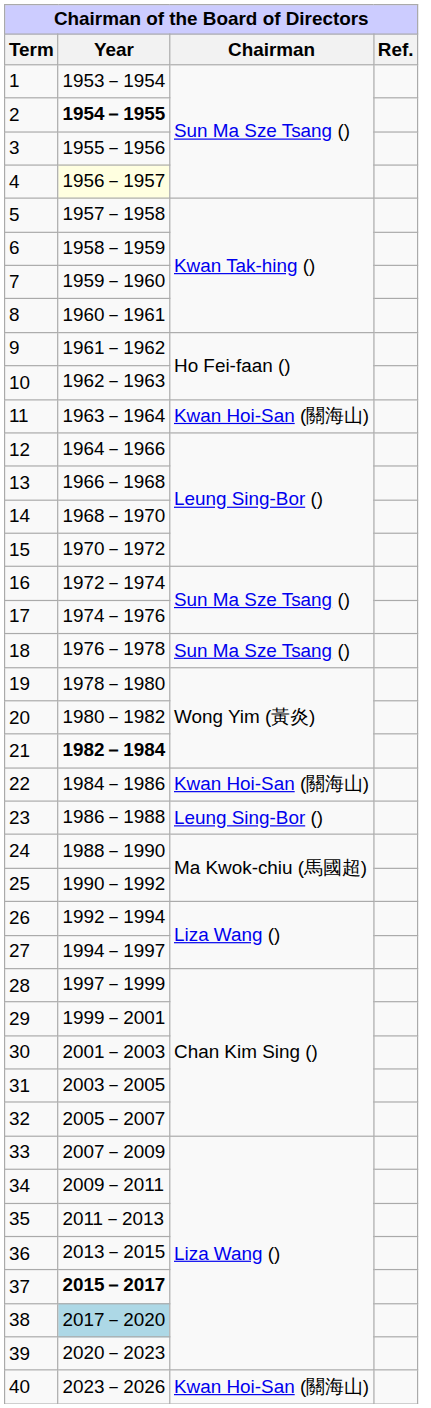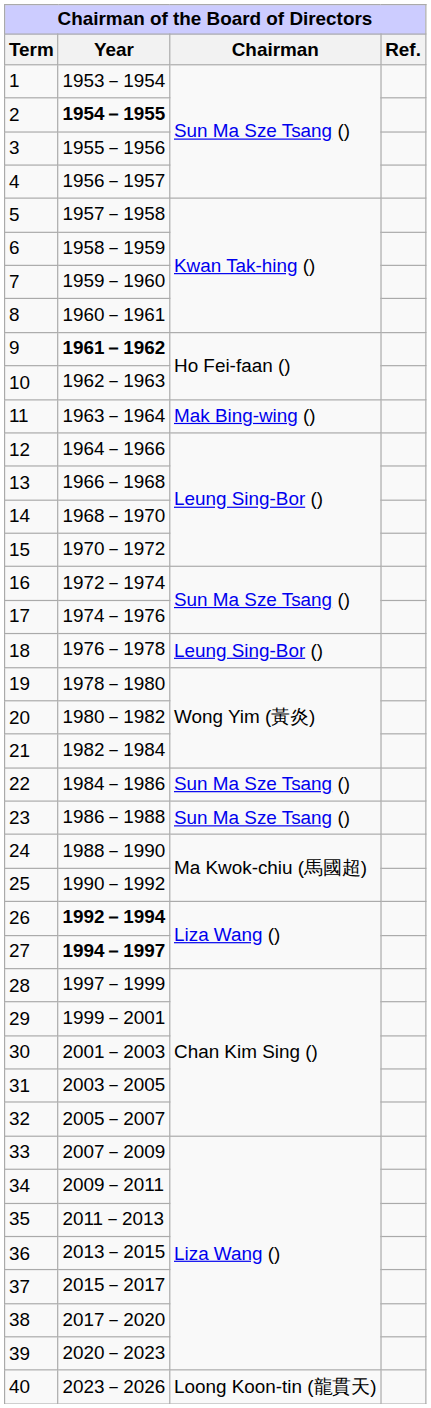(114, 180) lightyellow background -> (114, 180) no background
(114, 348) normal -> (114, 348) bold
(272, 415) Kwan Hoi-San (關海山) -> (245, 415) Mak Bing-wing ()
(262, 650) Sun Ma Sze Tsang () -> (249, 650) Leung Sing-Bor ()
(114, 750) bold -> (114, 750) normal
(272, 783) Kwan Hoi-San (關海山) -> (262, 784) Sun Ma Sze Tsang ()
(249, 817) Leung Sing-Bor () -> (262, 817) Sun Ma Sze Tsang ()
(114, 917) normal -> (114, 917) bold
(114, 951) normal -> (114, 951) bold
(114, 1285) bold -> (114, 1285) normal
(114, 1319) lightblue background -> (114, 1319) no background
(272, 1386) Kwan Hoi-San (關海山) -> (275, 1386) Loong Koon-tin (龍貫天)
